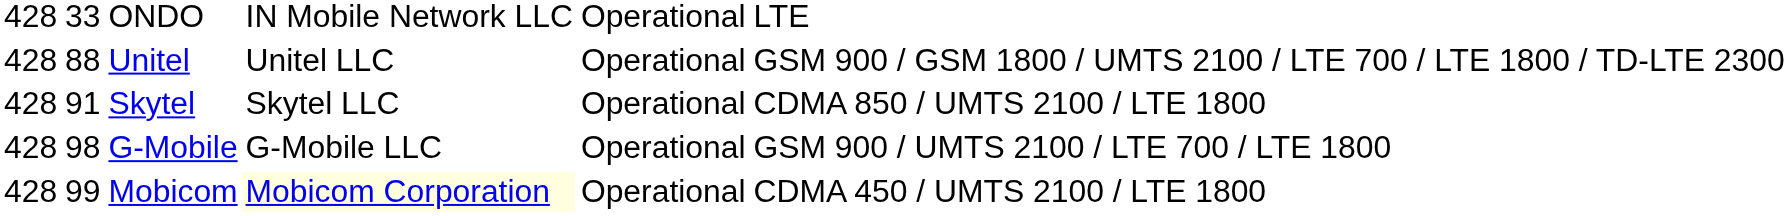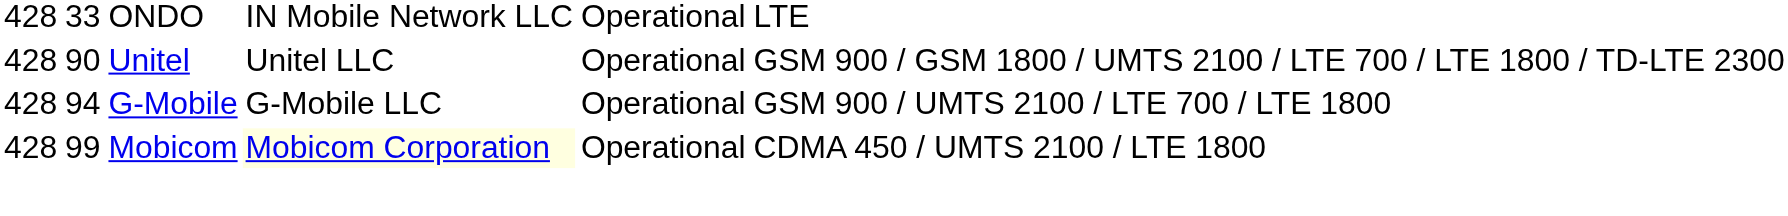(83, 60) 88 -> (83, 60) 90
- row: (152, 103)
(83, 147) 98 -> (83, 103) 94
